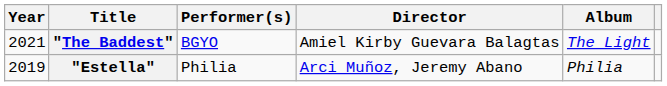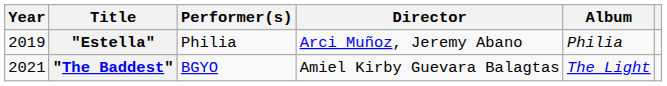rows swapped: (113, 68) <-> (113, 42)
